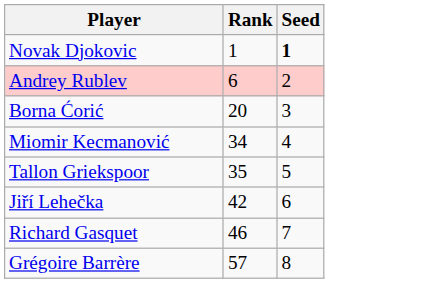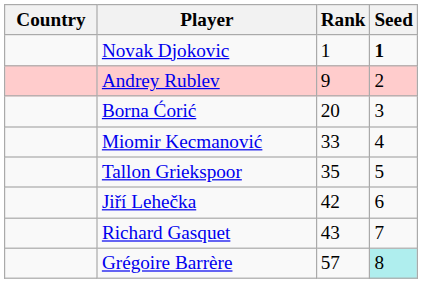+ column: (51, 19)
(233, 80) 6 -> (326, 80) 9
(237, 141) 34 -> (330, 141) 33
(237, 232) 46 -> (330, 232) 43
(286, 263) no background -> (379, 263) paleturquoise background
